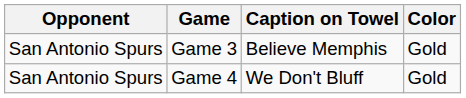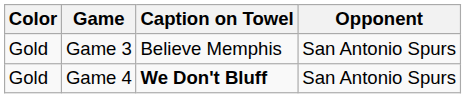columns swapped: (86, 19) <-> (432, 19)
(304, 78) normal -> (204, 78) bold
